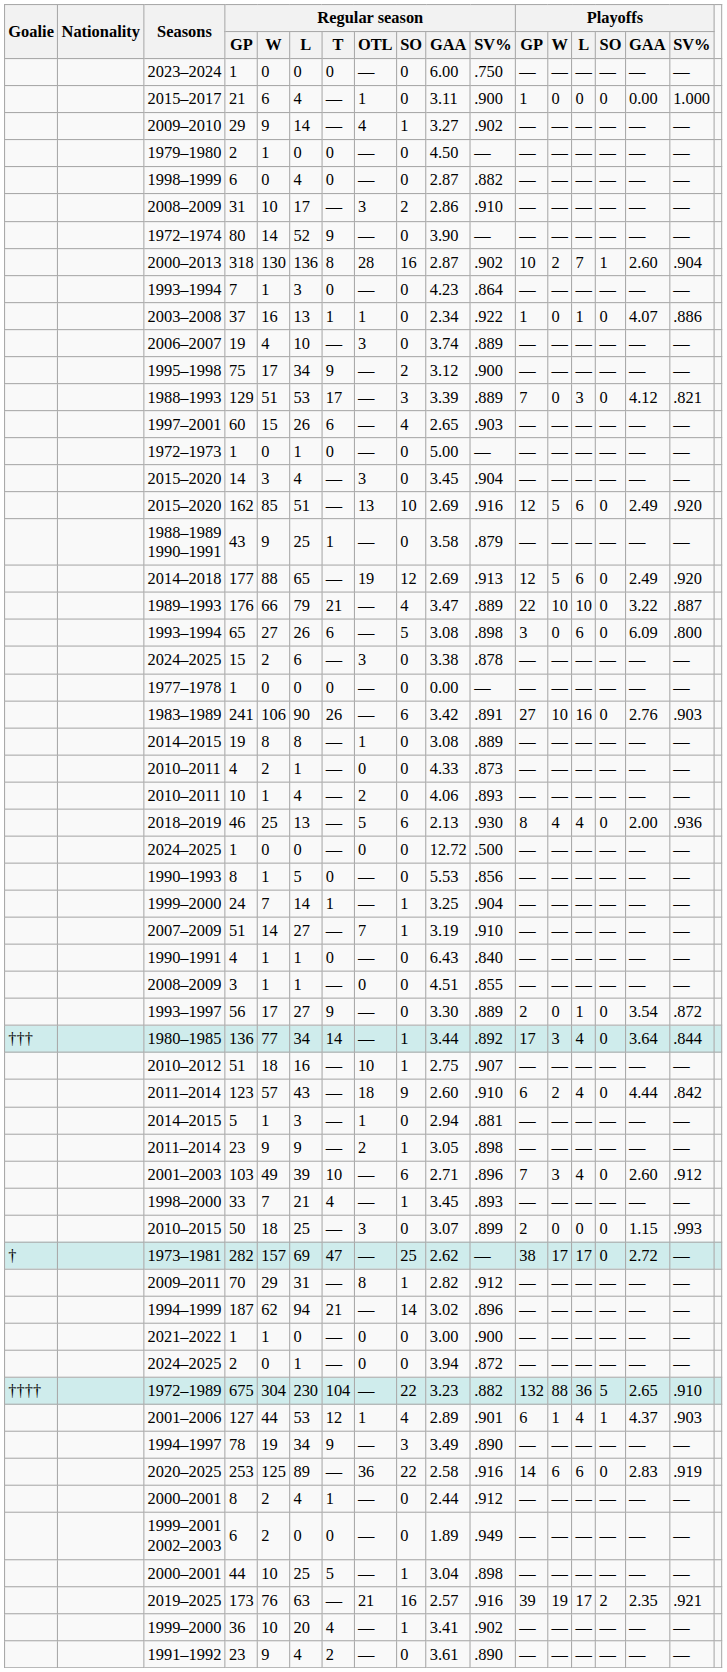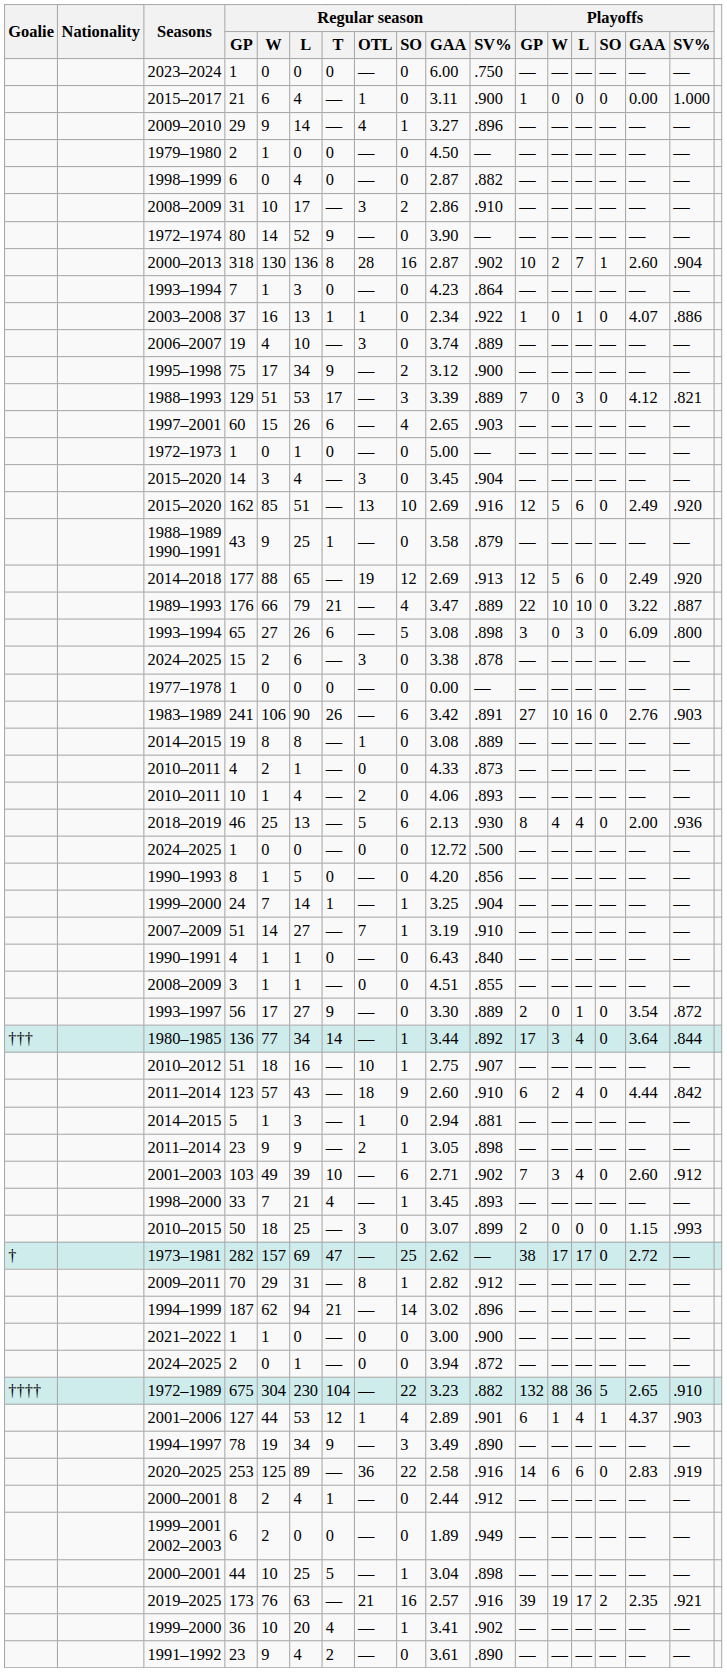(489, 126) .902 -> (489, 126) .896
(580, 633) 6 -> (580, 633) 3
(444, 876) 5.53 -> (444, 876) 4.20
(489, 1174) .896 -> (489, 1174) .902
